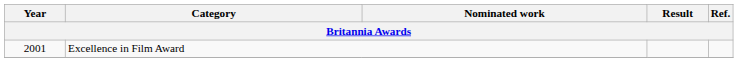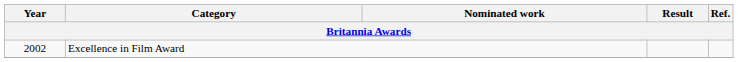(35, 48) 2001 -> (35, 48) 2002
